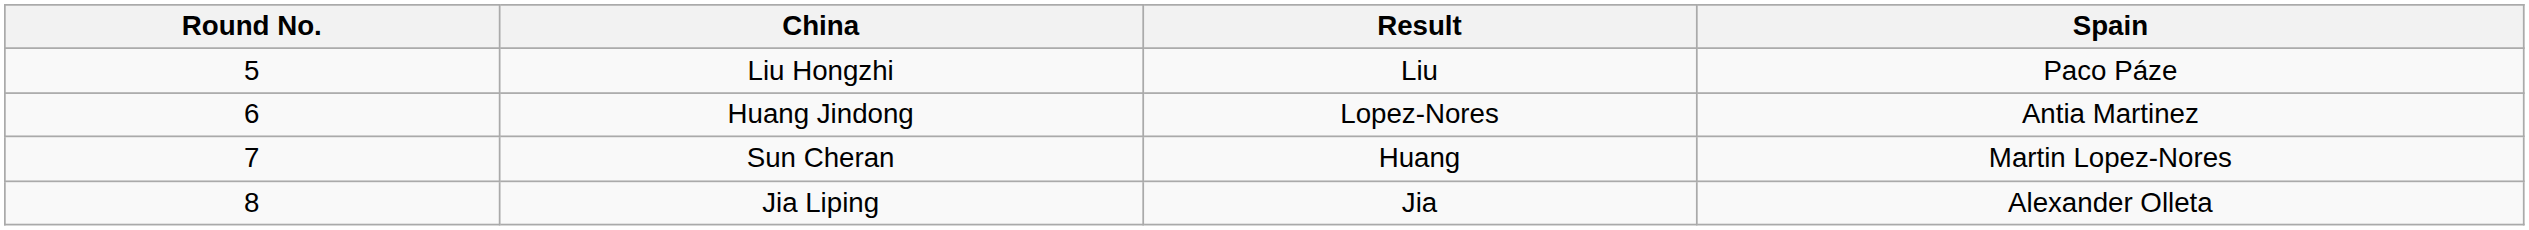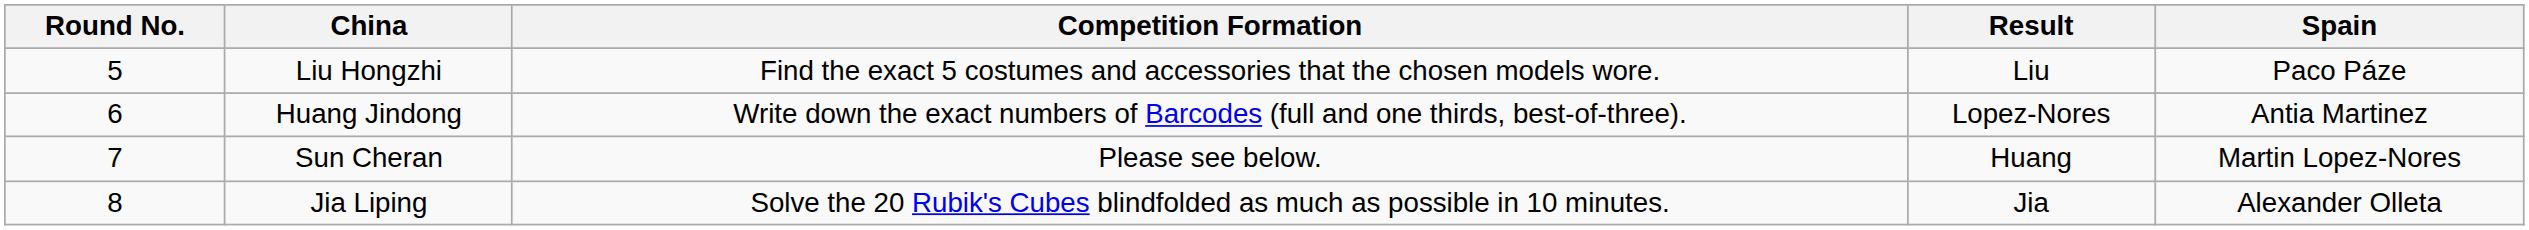+ column: (1210, 26)
